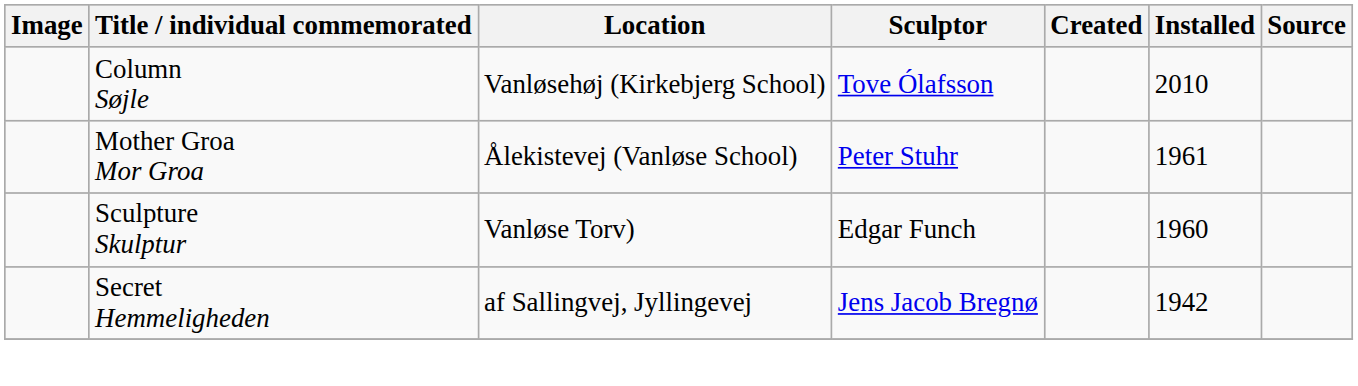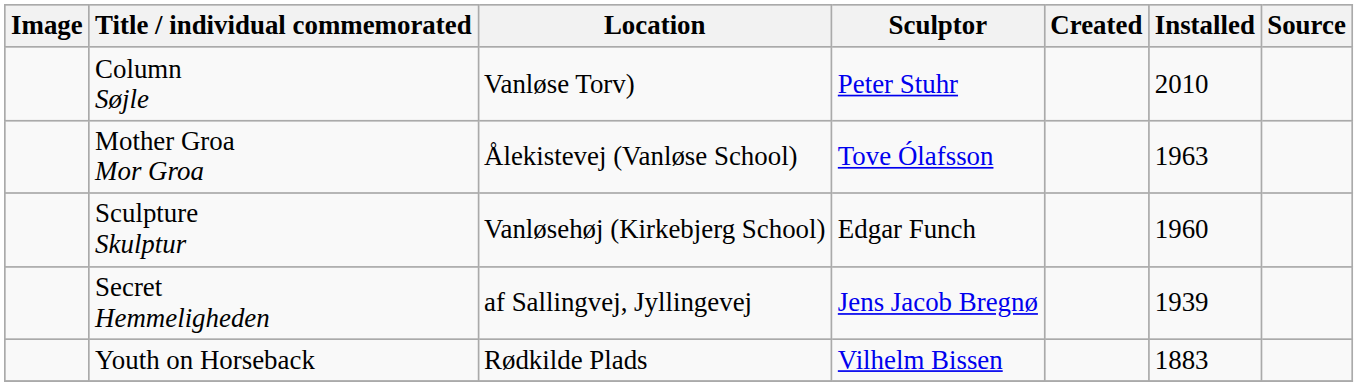(655, 83) Vanløsehøj (Kirkebjerg School) -> (559, 83) Vanløse Torv)
(916, 83) Tove Ólafsson -> (898, 83) Peter Stuhr
(898, 156) Peter Stuhr -> (916, 156) Tove Ólafsson
(1182, 156) 1961 -> (1182, 156) 1963
(559, 229) Vanløse Torv) -> (655, 229) Vanløsehøj (Kirkebjerg School)
(1182, 302) 1942 -> (1182, 302) 1939
+ row: (205, 359)
